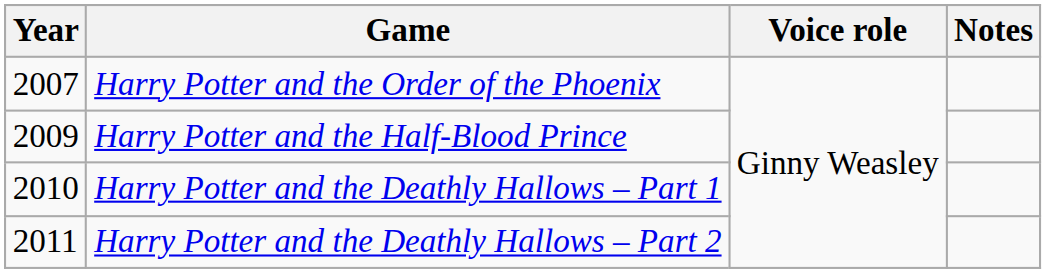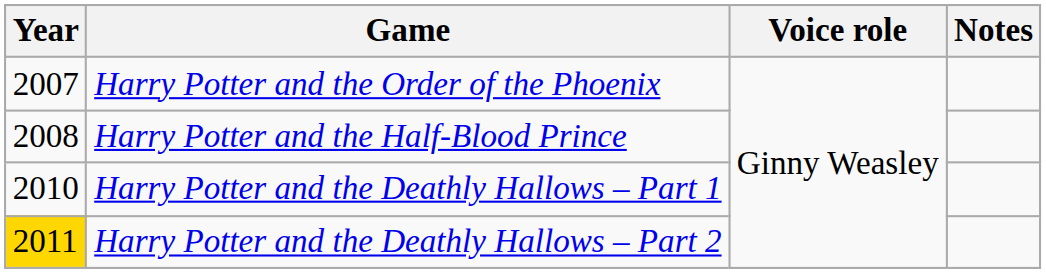(46, 135) 2009 -> (46, 135) 2008
(45, 240) no background -> (45, 240) gold background
